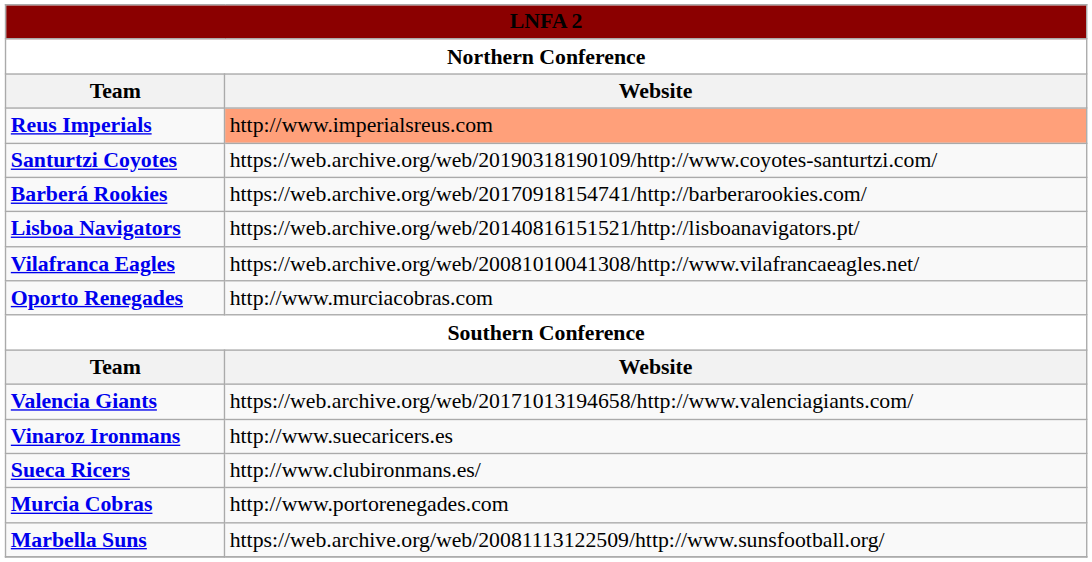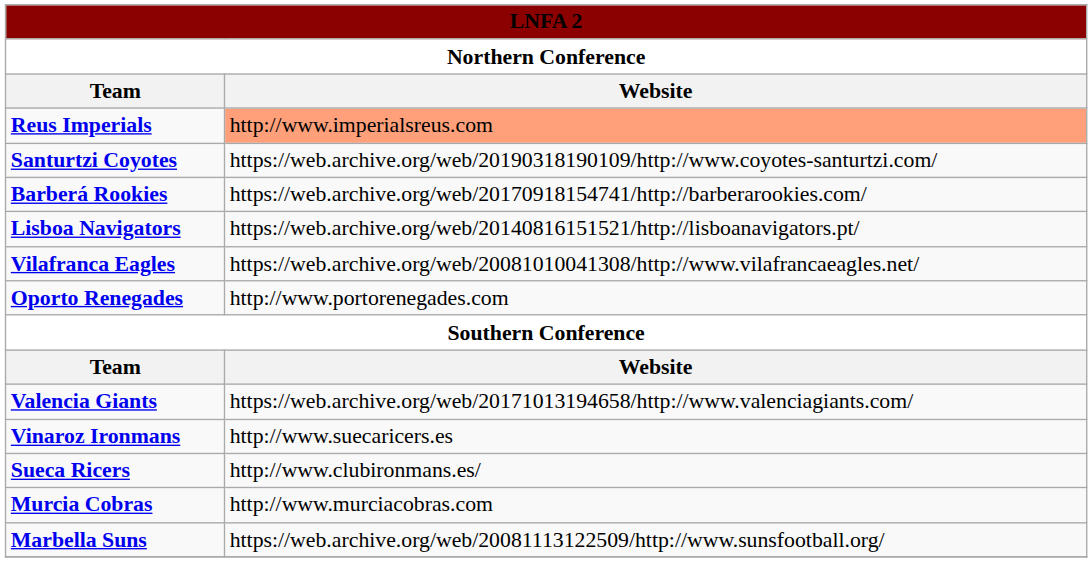(361, 297) http://www.murciacobras.com -> (369, 297) http://www.portorenegades.com
(369, 504) http://www.portorenegades.com -> (361, 504) http://www.murciacobras.com
